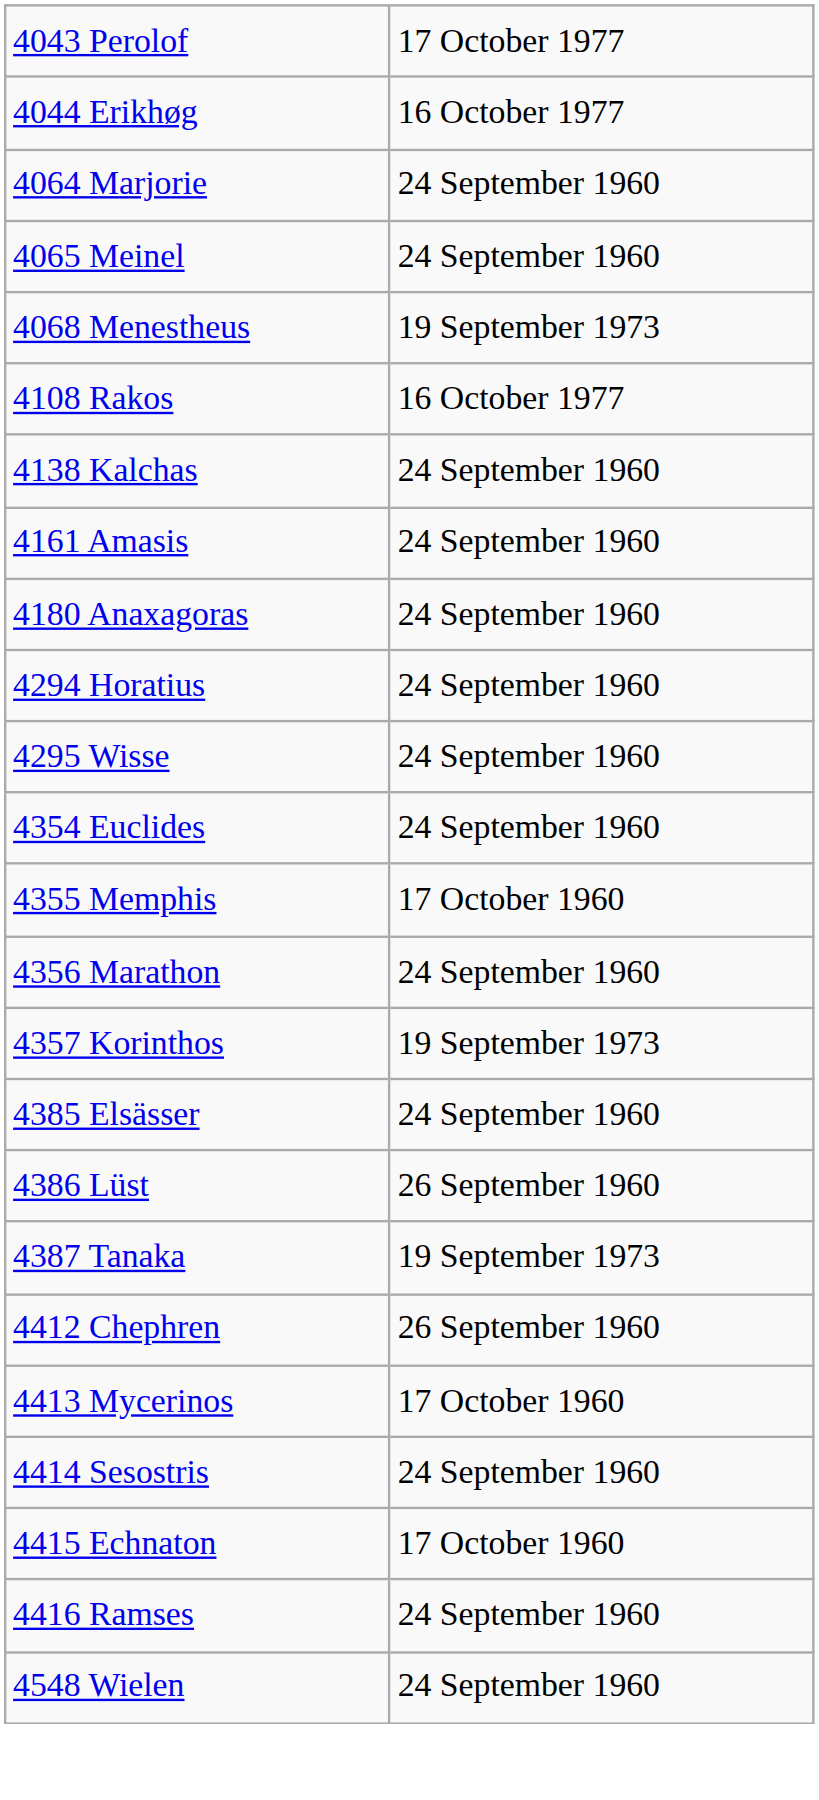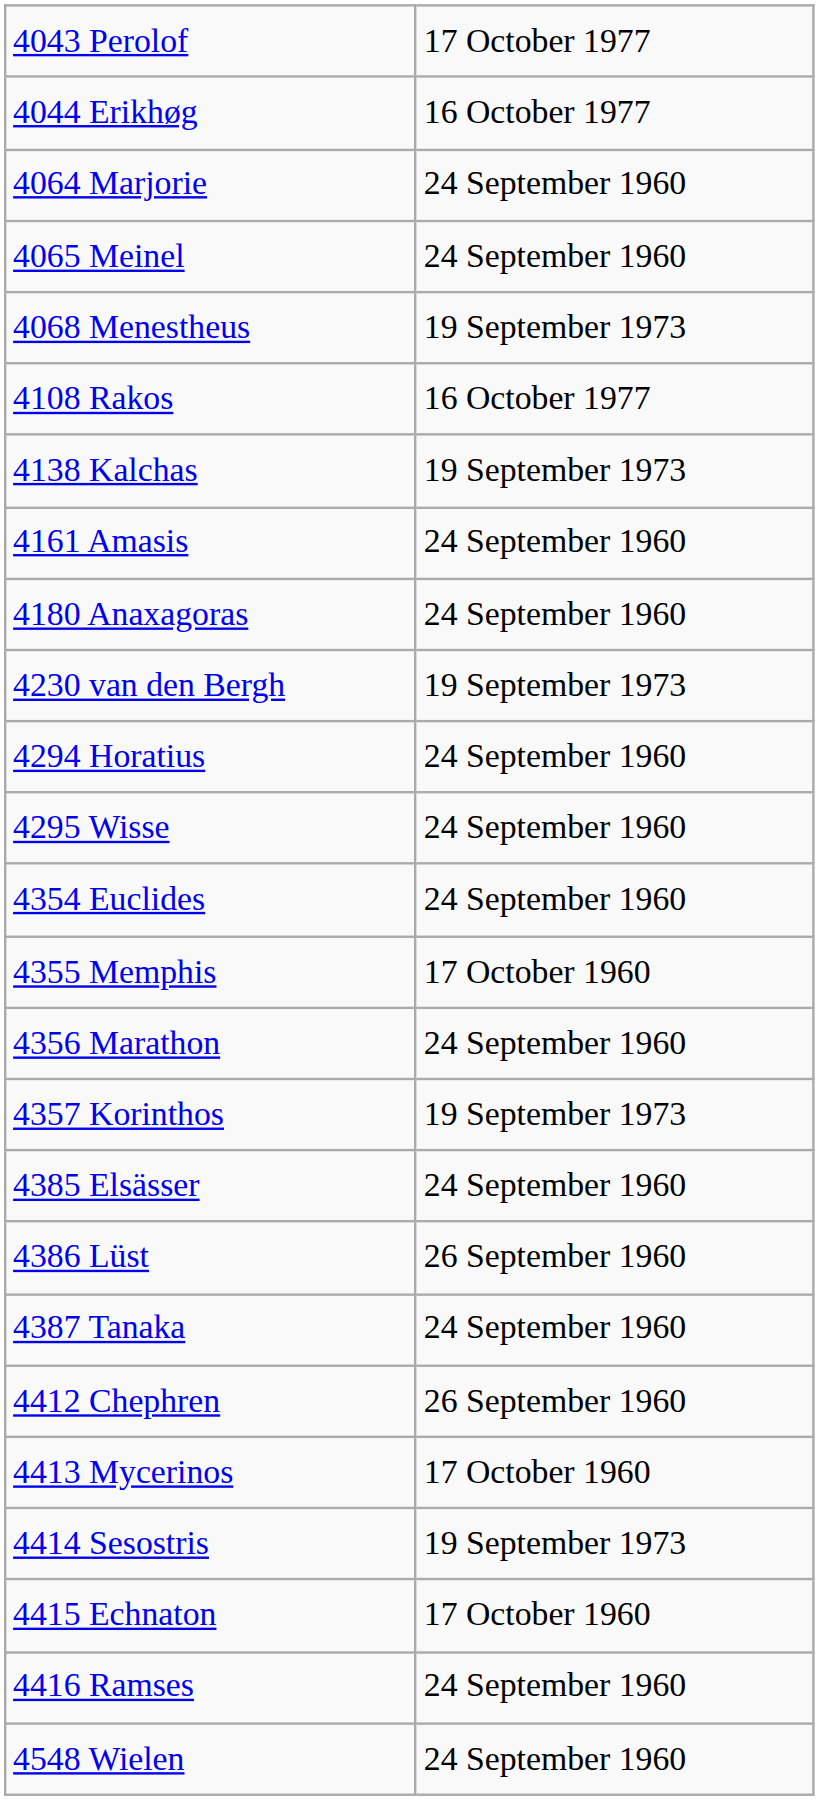(529, 469) 24 September 1960 -> (555, 469) 19 September 1973
+ row: (149, 684)
(529, 1256) 19 September 1973 -> (555, 1328) 24 September 1960
(529, 1471) 24 September 1960 -> (555, 1542) 19 September 1973
